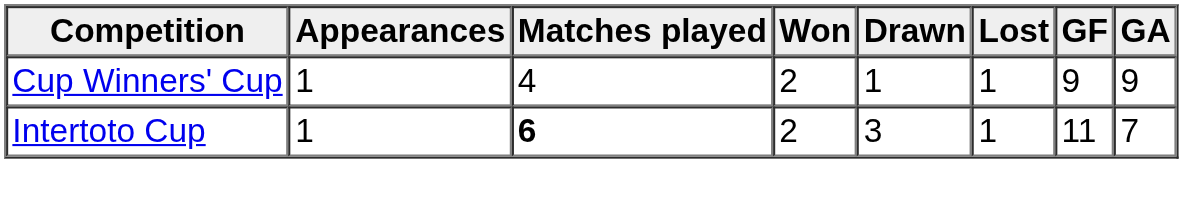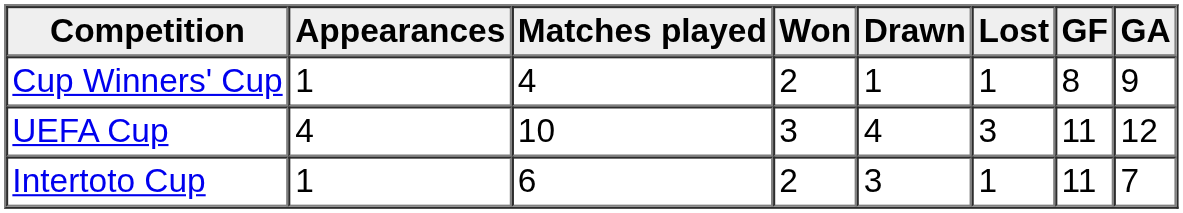(1071, 80) 9 -> (1071, 80) 8
+ row: (90, 130)
(527, 130) bold -> (527, 181) normal
